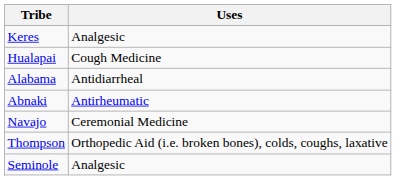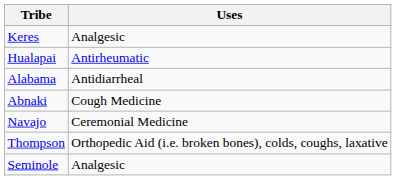(116, 57) Cough Medicine -> (110, 57) Antirheumatic
(110, 100) Antirheumatic -> (116, 100) Cough Medicine
